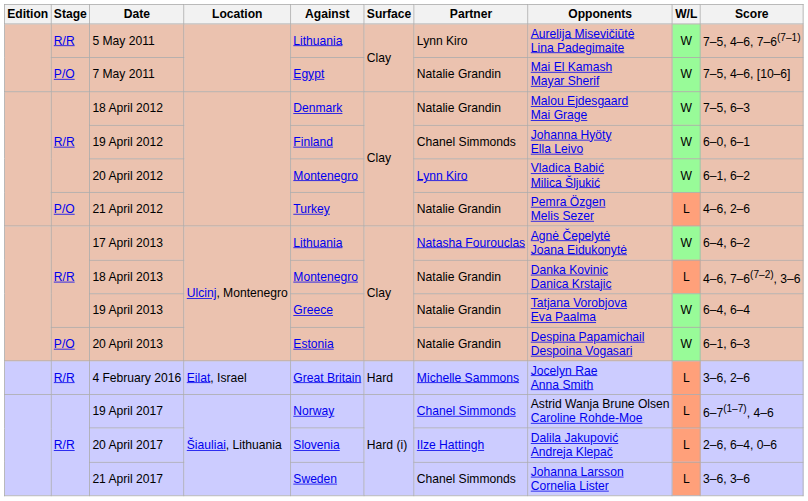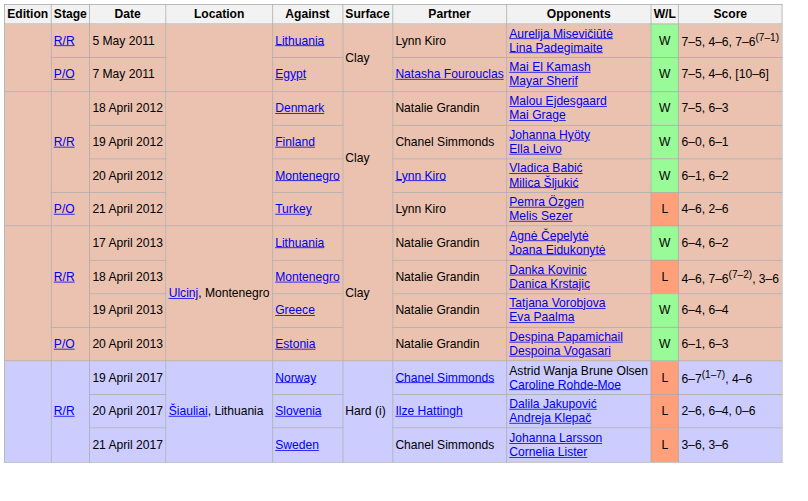(459, 74) Natalie Grandin -> (450, 74) Natasha Fourouclas
(459, 208) Natalie Grandin -> (421, 208) Lynn Kiro
(471, 242) Natasha Fourouclas -> (437, 242) Natalie Grandin
- row: (137, 377)
